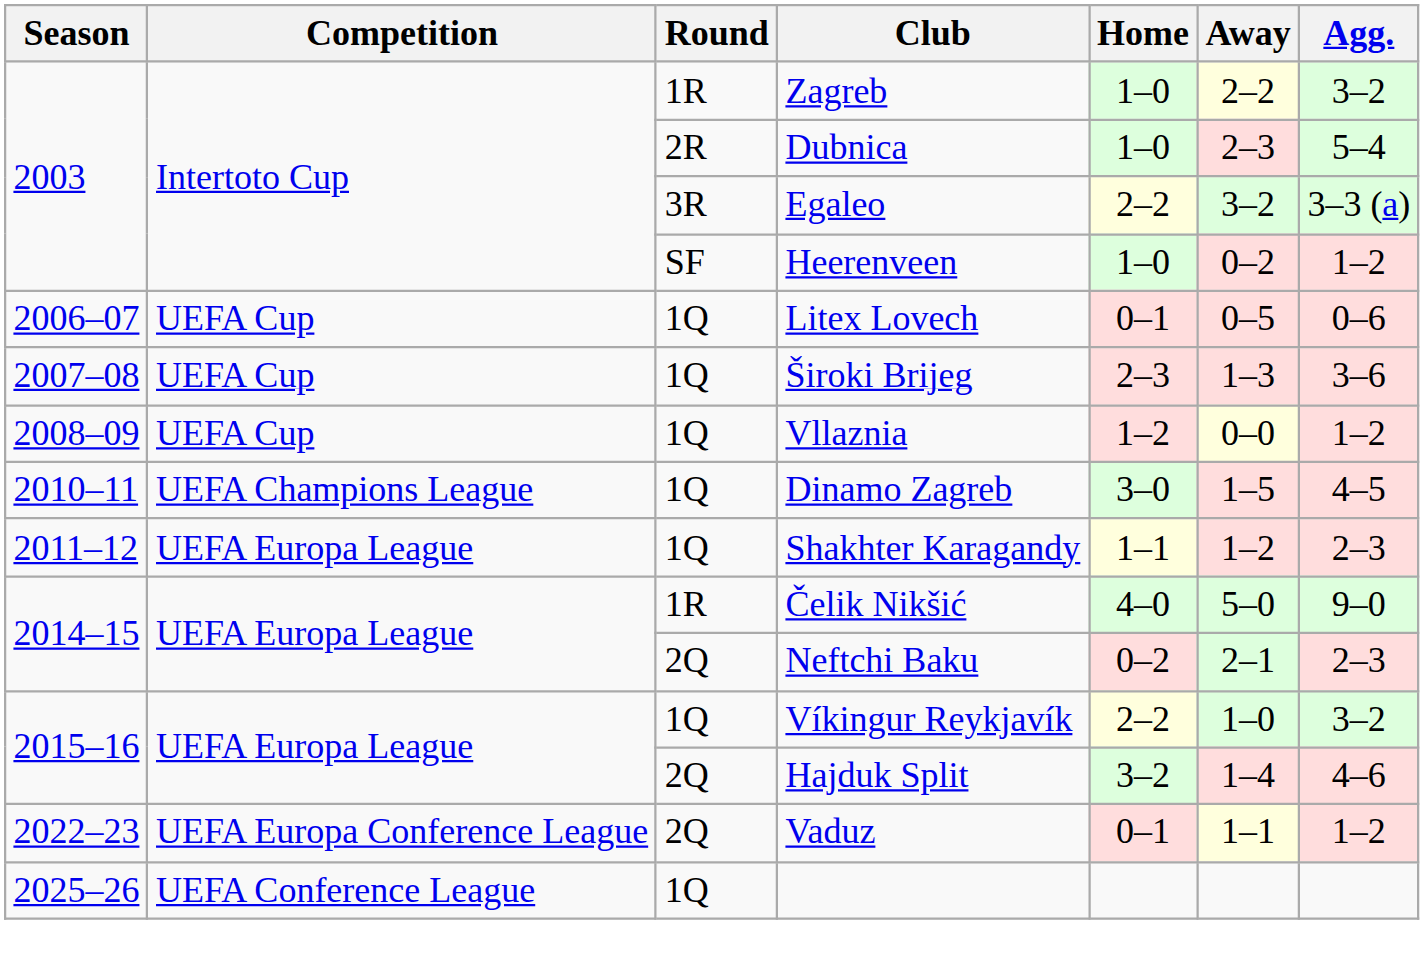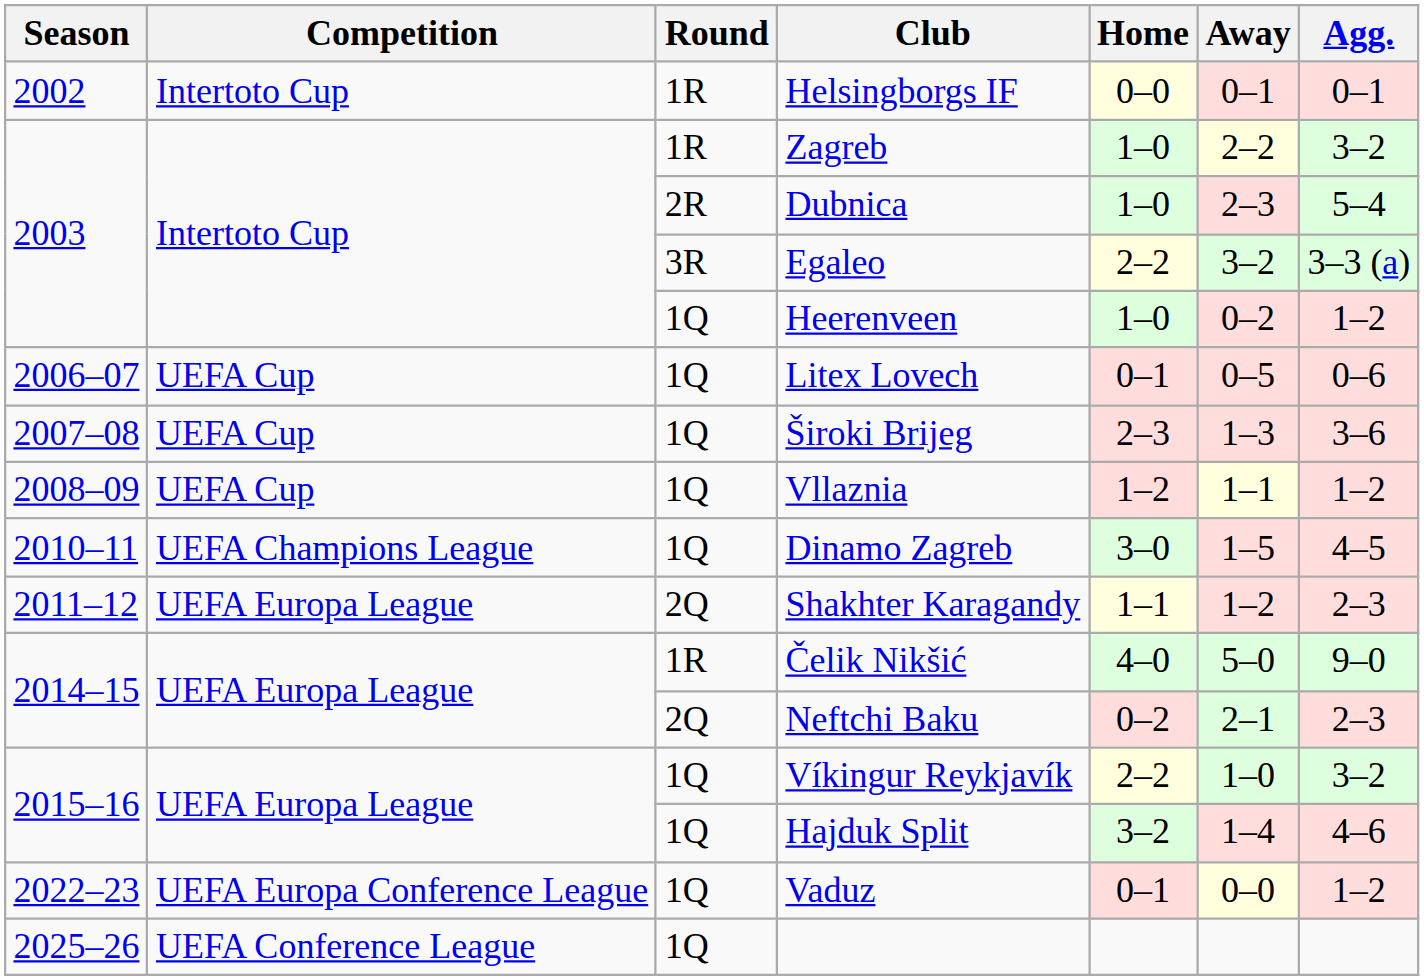+ row: (902, 90)
(685, 261) SF -> (687, 318) 1Q
(1248, 432) 0–0 -> (1248, 489) 1–1
(687, 546) 1Q -> (687, 603) 2Q
(687, 775) 2Q -> (687, 832) 1Q
(687, 832) 2Q -> (687, 889) 1Q
(1248, 832) 1–1 -> (1248, 889) 0–0
